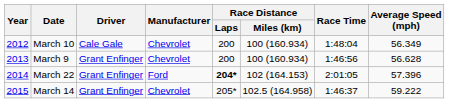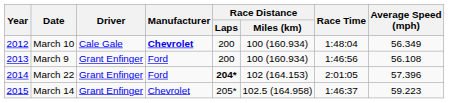(169, 44) normal -> (170, 44) bold
(169, 59) Chevrolet -> (158, 59) Ford
(406, 59) 56.628 -> (406, 59) 56.108
(406, 91) 59.222 -> (406, 91) 59.223
